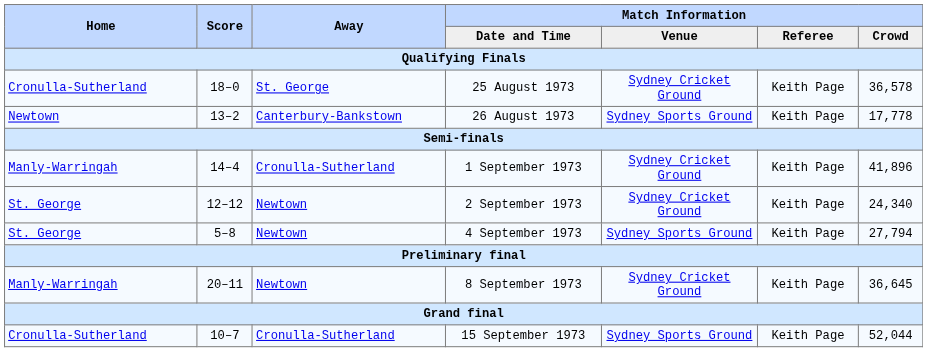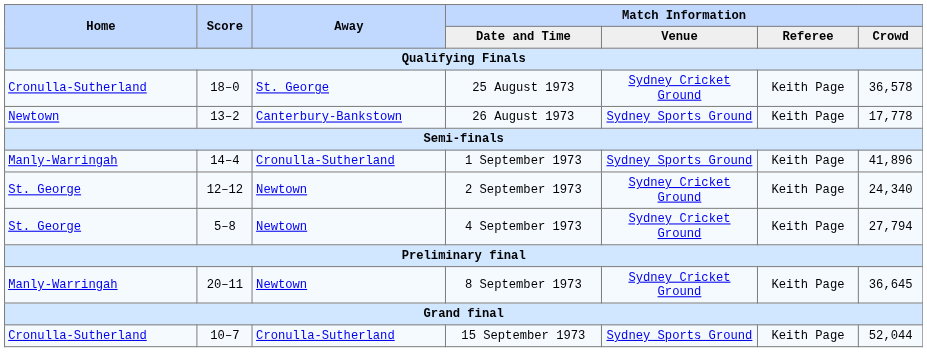(679, 168) Sydney Cricket Ground -> (679, 161) Sydney Sports Ground
(679, 234) Sydney Sports Ground -> (679, 227) Sydney Cricket Ground
